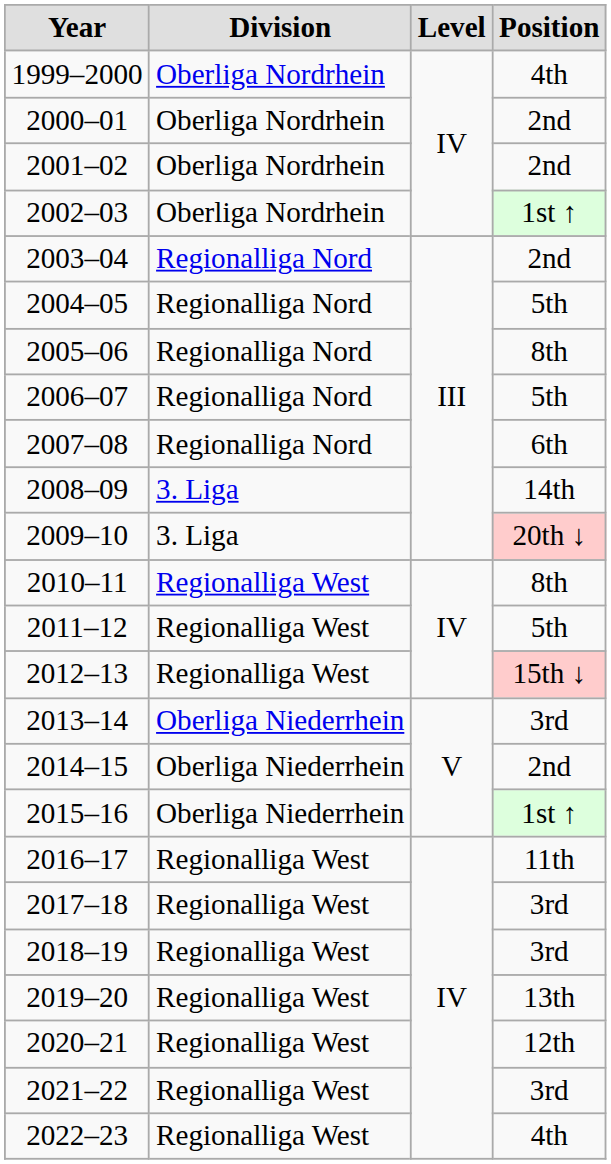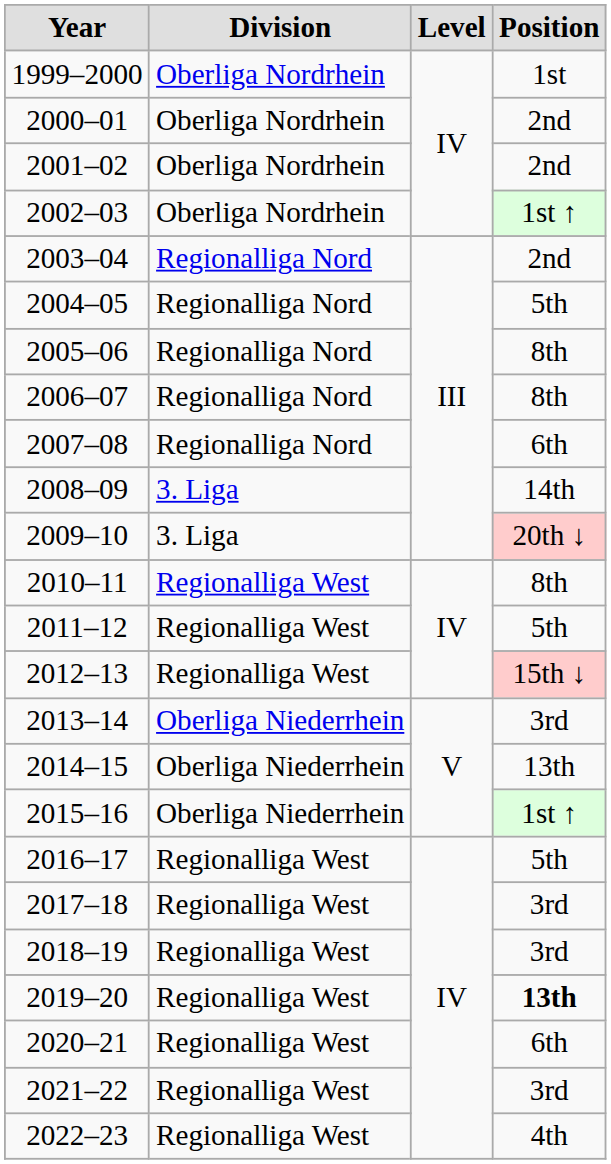(549, 73) 4th -> (549, 73) 1st
(549, 397) 5th -> (549, 397) 8th
(549, 766) 2nd -> (549, 766) 13th
(549, 858) 11th -> (549, 858) 5th
(549, 997) normal -> (549, 997) bold
(549, 1043) 12th -> (549, 1043) 6th
